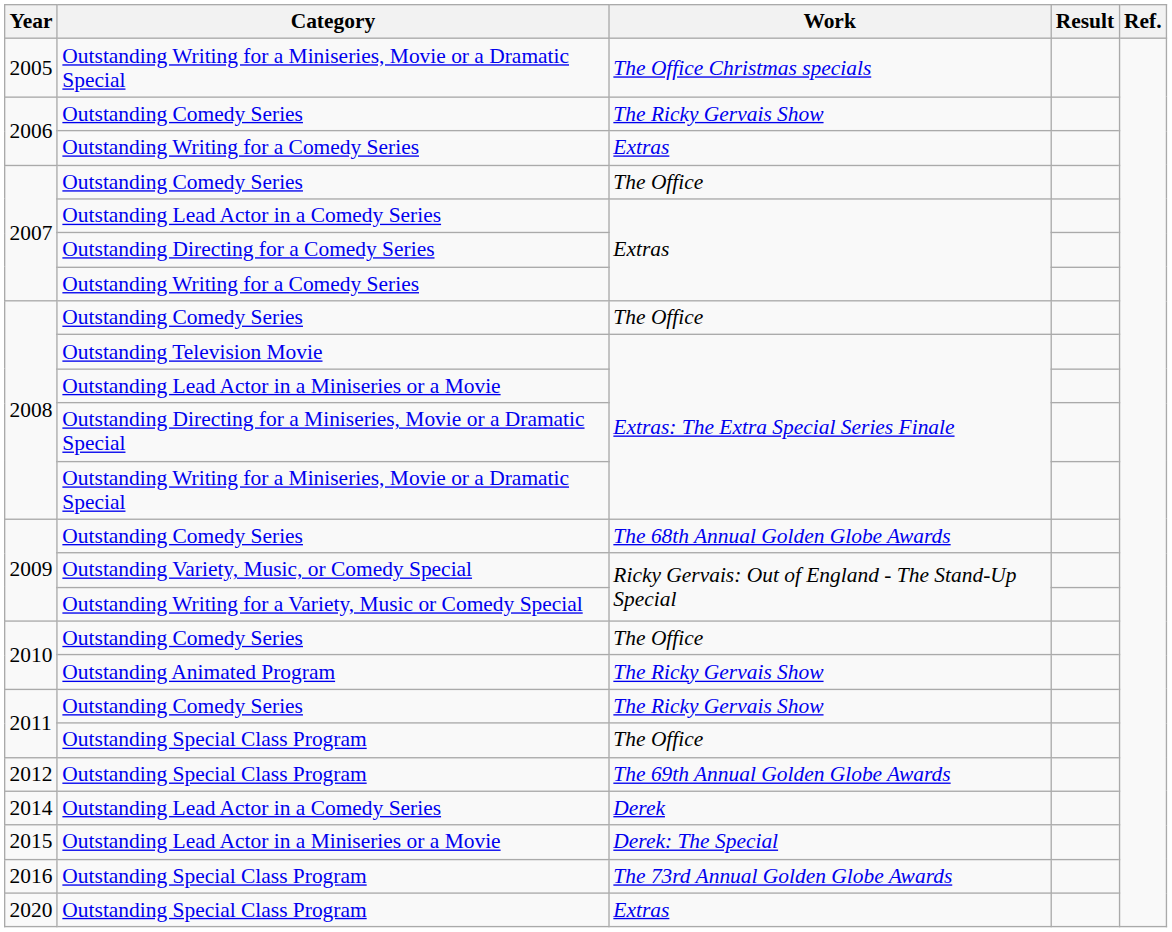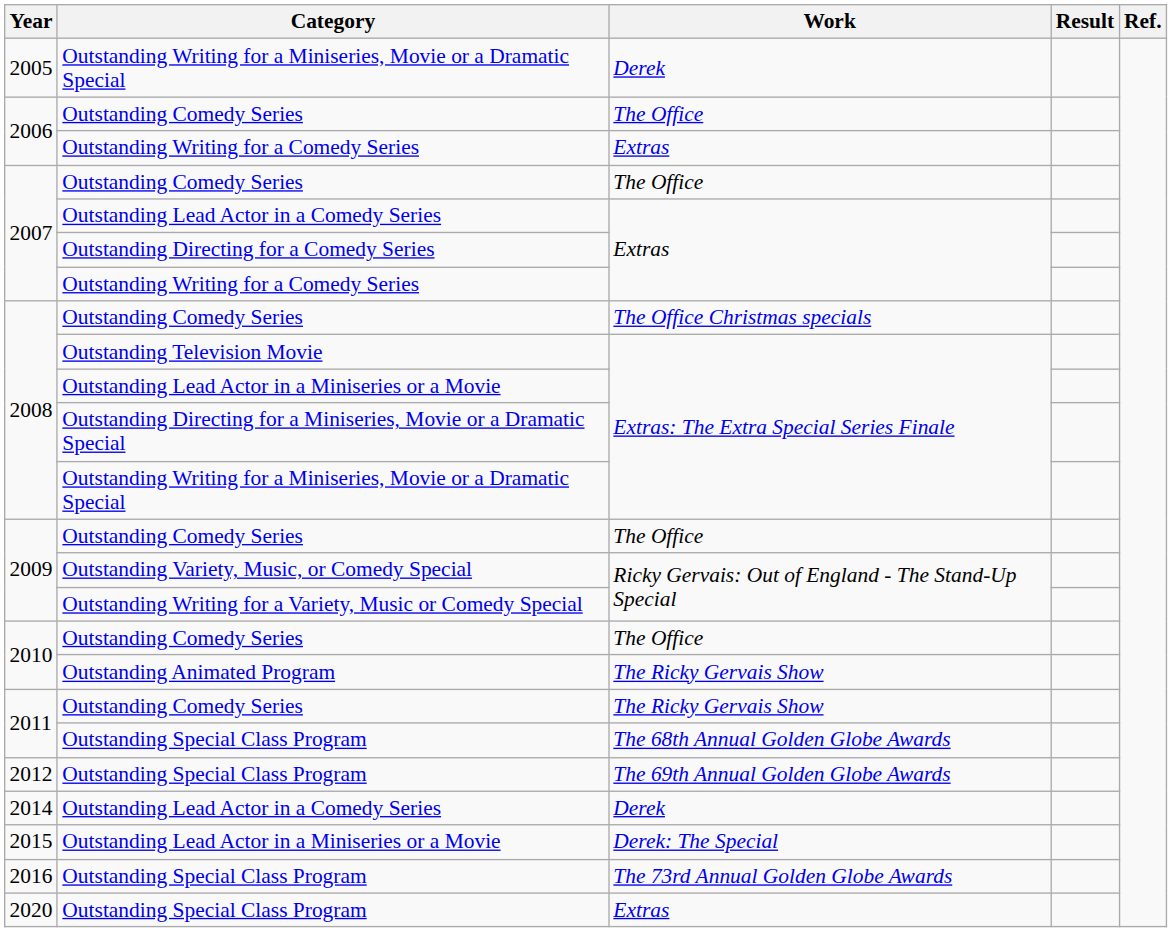(742, 67) The Office Christmas specials -> (639, 67) Derek
(718, 113) The Ricky Gervais Show -> (658, 113) The Office
(658, 317) The Office -> (742, 317) The Office Christmas specials
(782, 535) The 68th Annual Golden Globe Awards -> (658, 535) The Office
(658, 739) The Office -> (782, 739) The 68th Annual Golden Globe Awards
